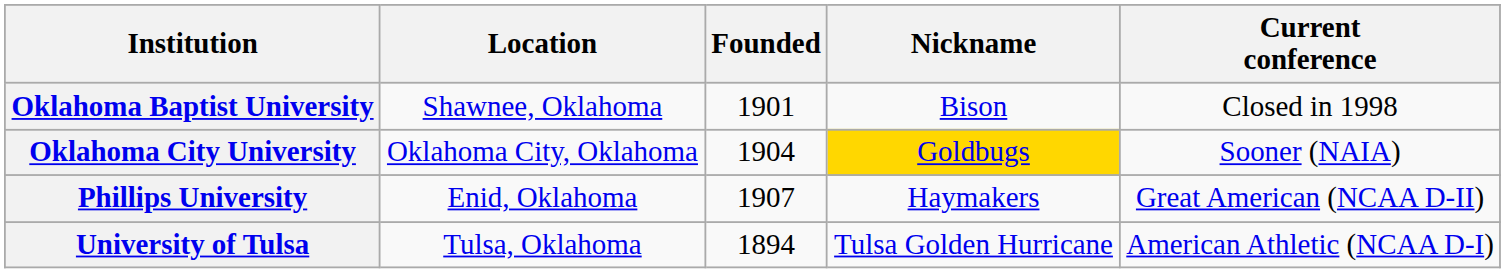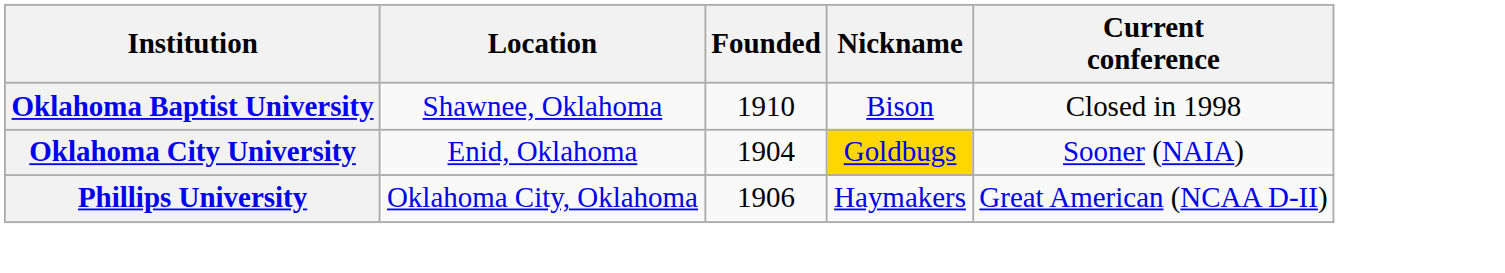(766, 105) 1901 -> (766, 105) 1910
(542, 151) Oklahoma City, Oklahoma -> (542, 151) Enid, Oklahoma
(542, 197) Enid, Oklahoma -> (542, 197) Oklahoma City, Oklahoma
(766, 197) 1907 -> (766, 197) 1906
- row: (193, 243)
